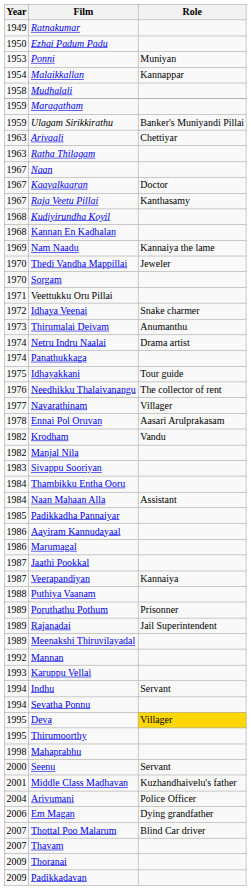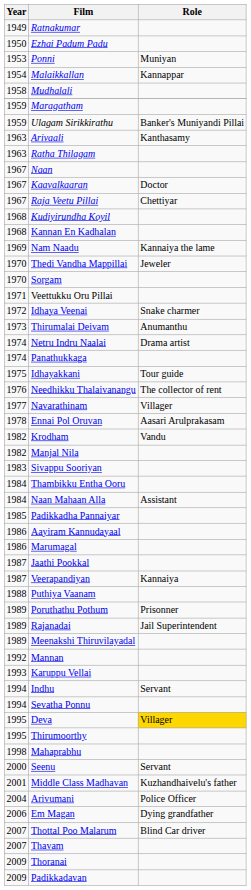(159, 138) Chettiyar -> (165, 138) Kanthasamy
(165, 201) Kanthasamy -> (159, 201) Chettiyar
